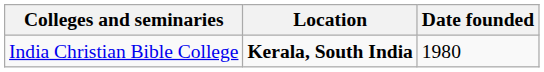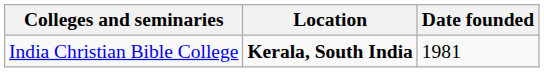(441, 50) 1980 -> (441, 50) 1981
